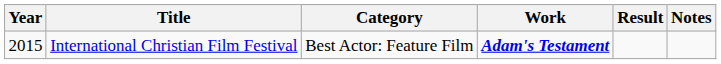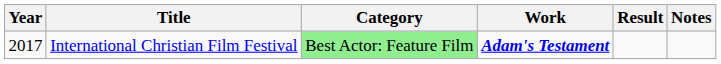(25, 44) 2015 -> (25, 44) 2017
(389, 44) no background -> (389, 44) lightgreen background
